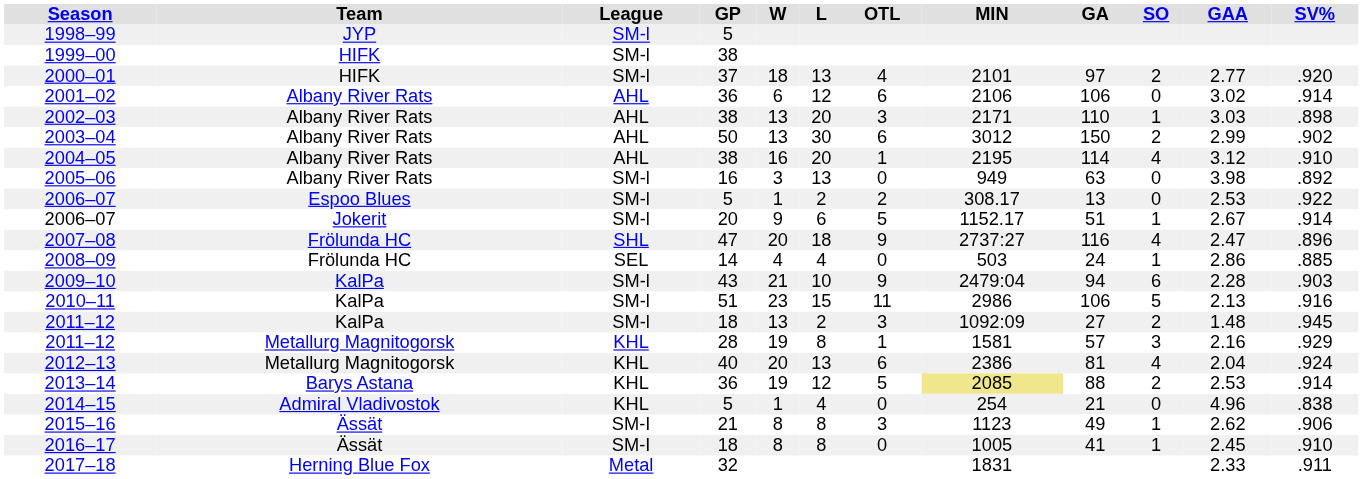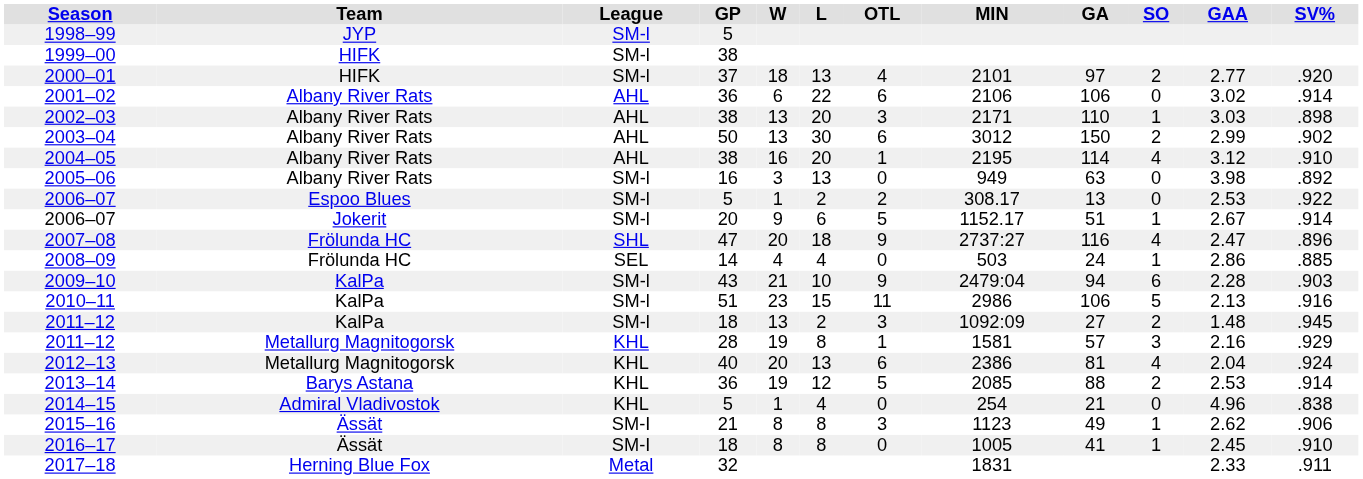(821, 96) 12 -> (821, 96) 22
(992, 383) khaki background -> (992, 383) no background
